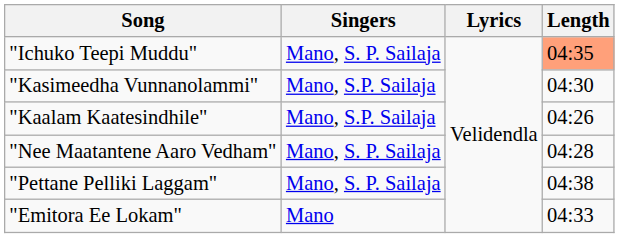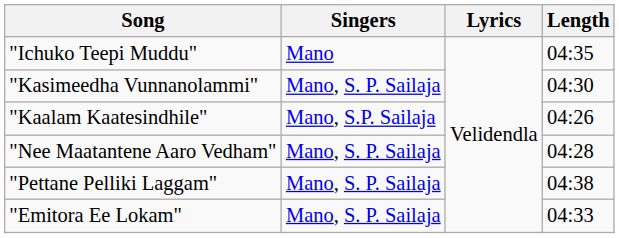(363, 53) Mano, S. P. Sailaja -> (310, 53) Mano
(570, 53) lightsalmon background -> (570, 53) no background
(361, 85) Mano, S.P. Sailaja -> (363, 85) Mano, S. P. Sailaja
(310, 215) Mano -> (363, 215) Mano, S. P. Sailaja
